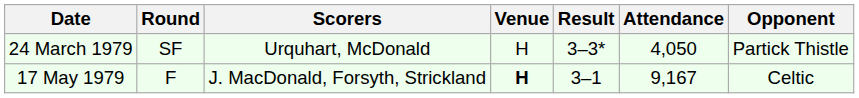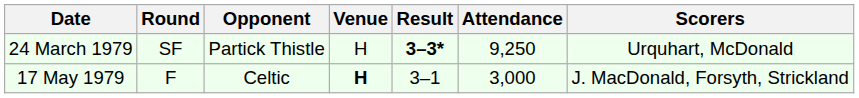columns swapped: (791, 19) <-> (347, 19)
(586, 48) normal -> (425, 48) bold
(674, 48) 4,050 -> (512, 48) 9,250
(674, 78) 9,167 -> (512, 78) 3,000
